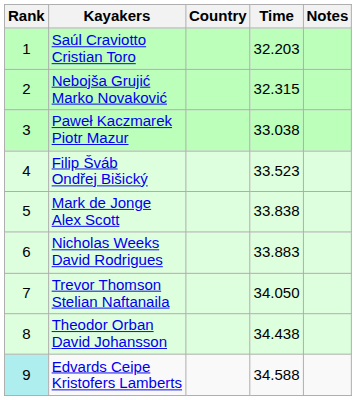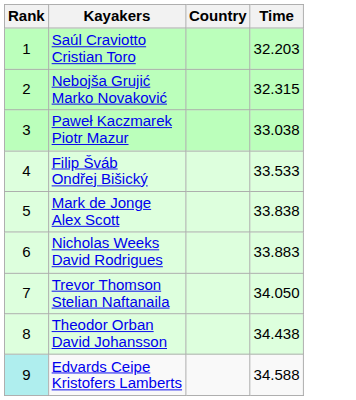- column: (327, 16)
(277, 171) 33.523 -> (277, 171) 33.533
